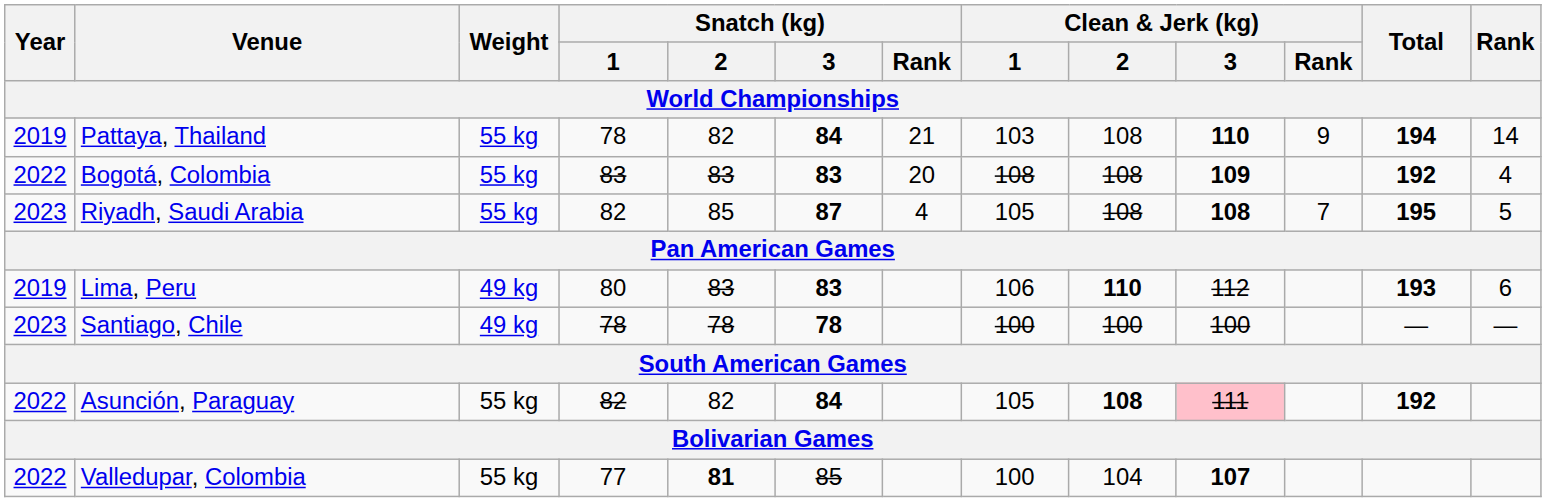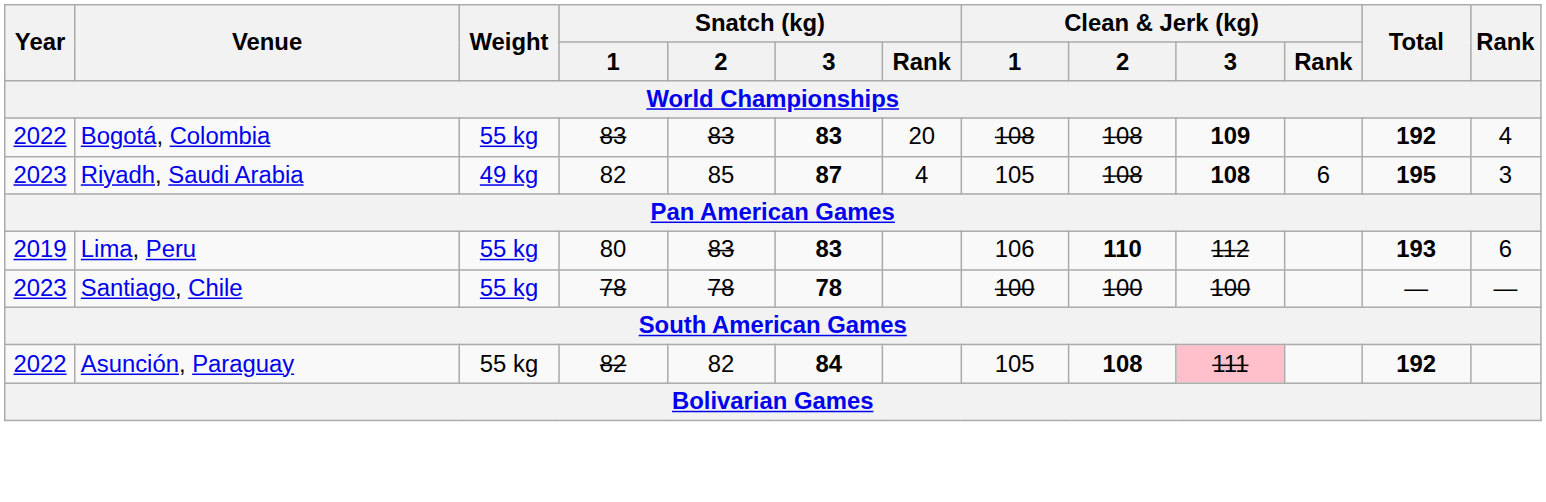- row: (173, 136)
(509, 212) 55 kg -> (509, 174) 49 kg
(1323, 212) 7 -> (1323, 174) 6
(1505, 212) 5 -> (1505, 174) 3
(509, 288) 49 kg -> (509, 250) 55 kg
(509, 325) 49 kg -> (509, 288) 55 kg
- row: (193, 477)
